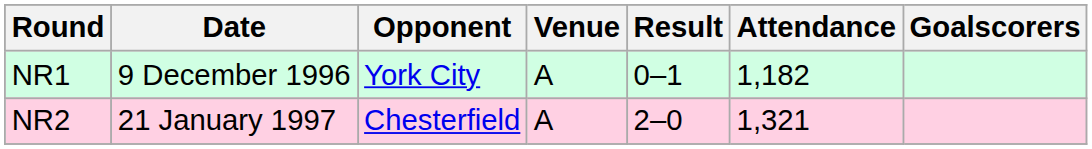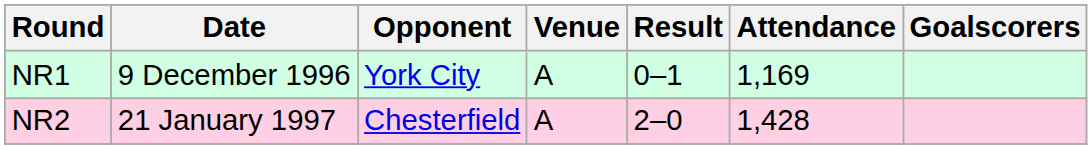(773, 74) 1,182 -> (773, 74) 1,169
(773, 120) 1,321 -> (773, 120) 1,428
